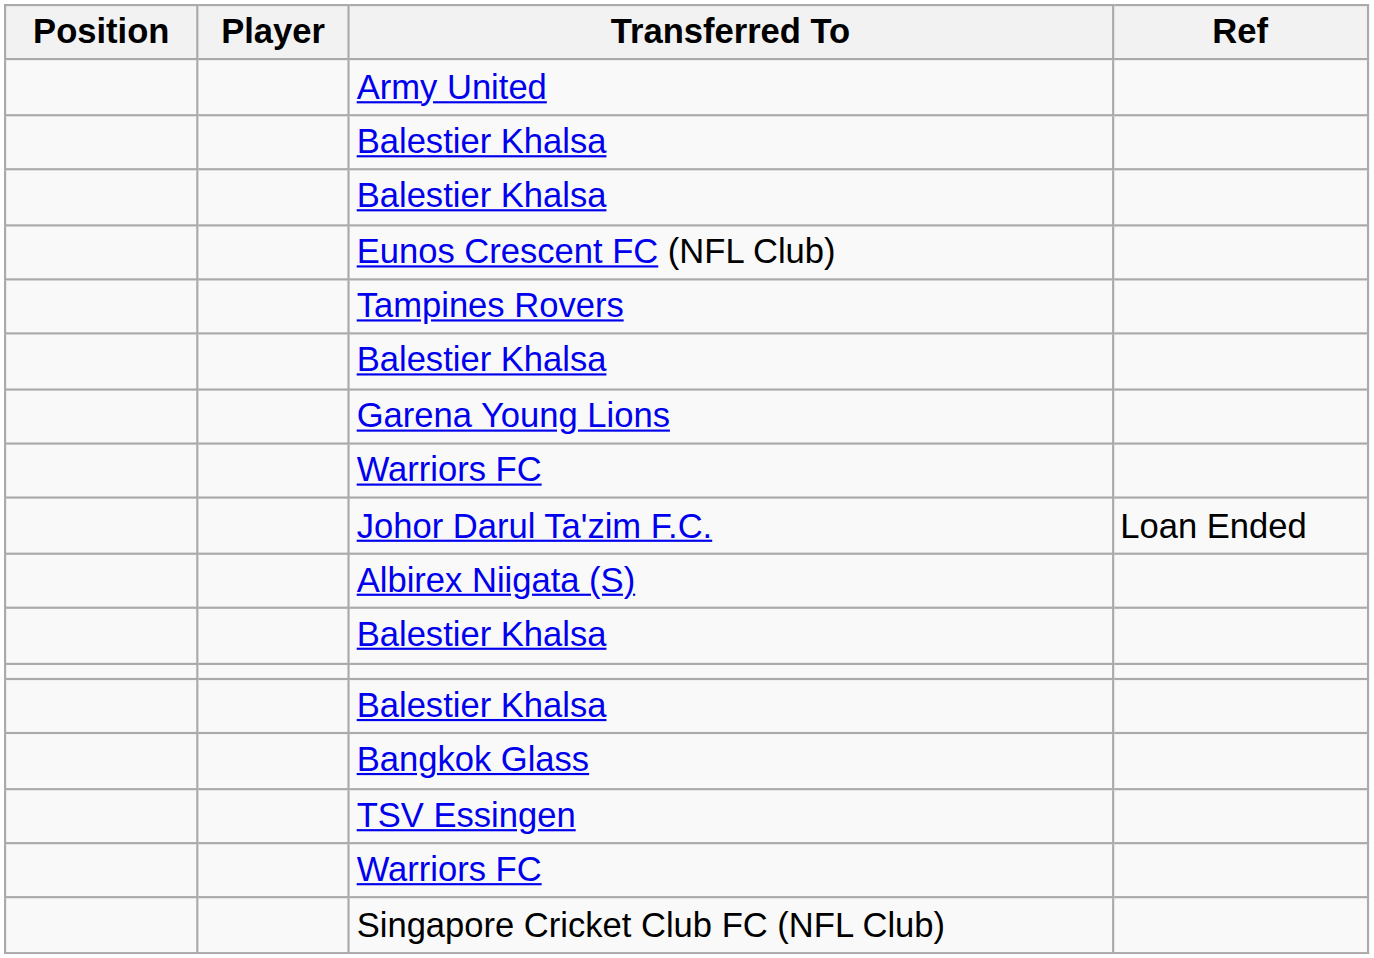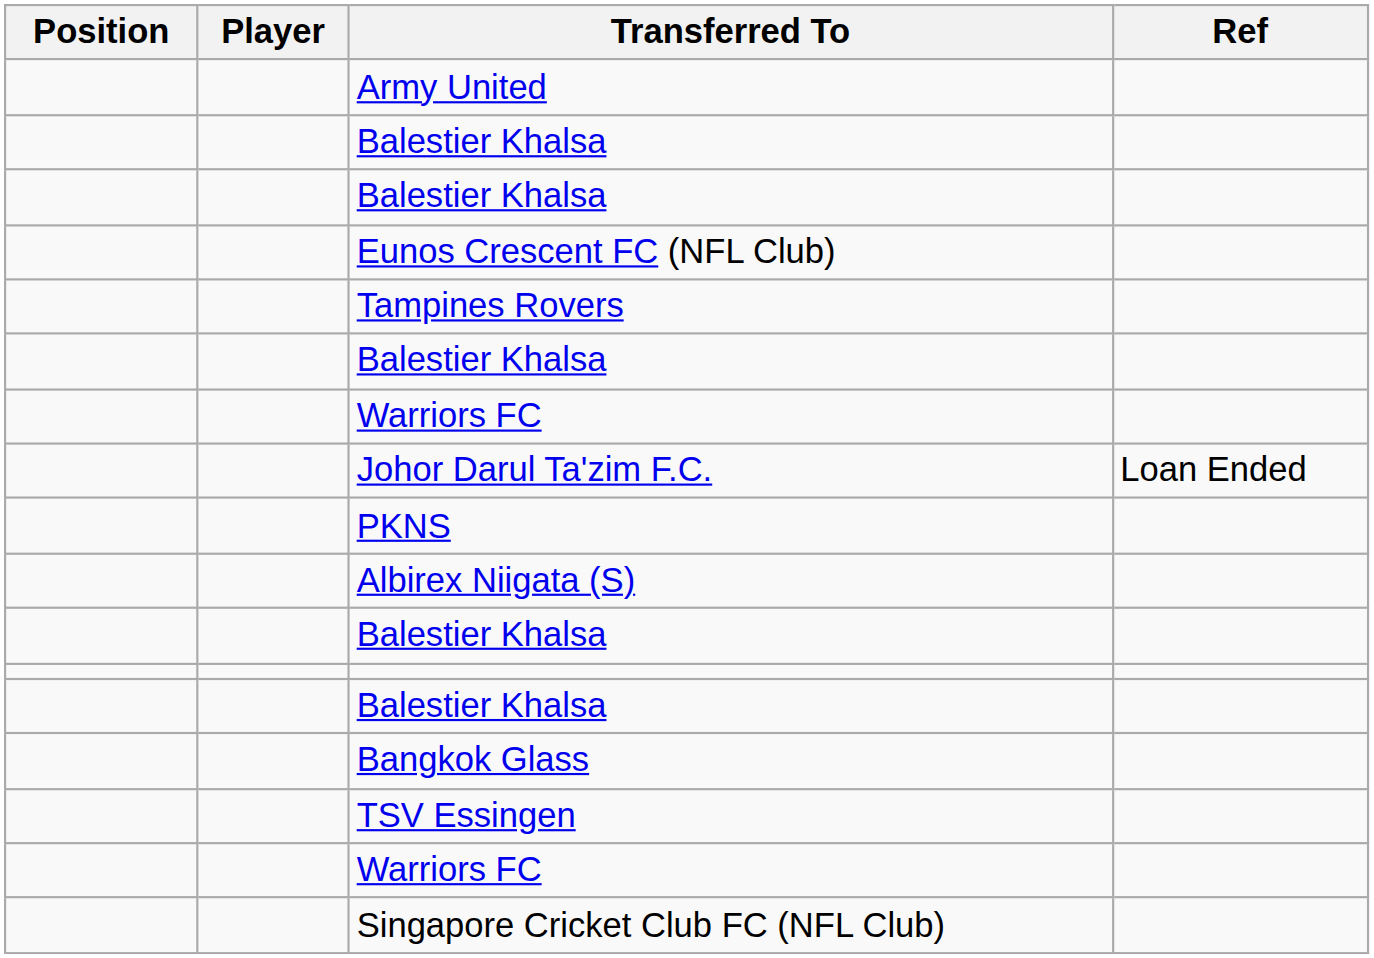- row: (513, 415)
+ row: (404, 525)
